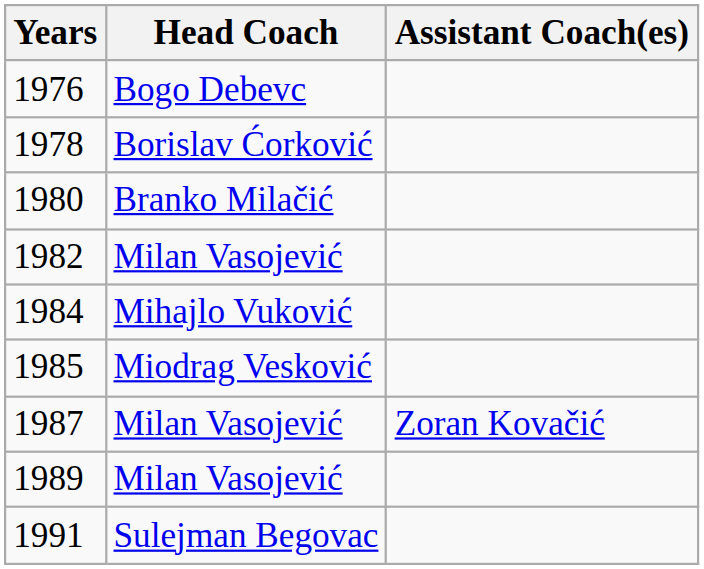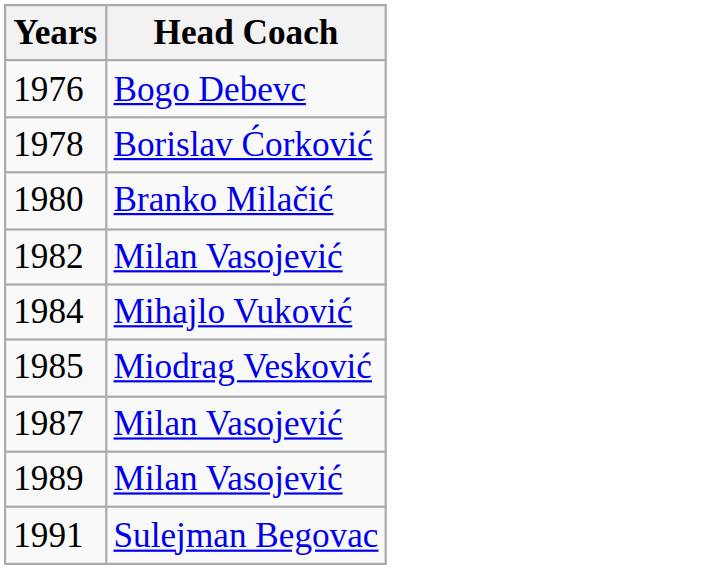- column: (542, 32)
